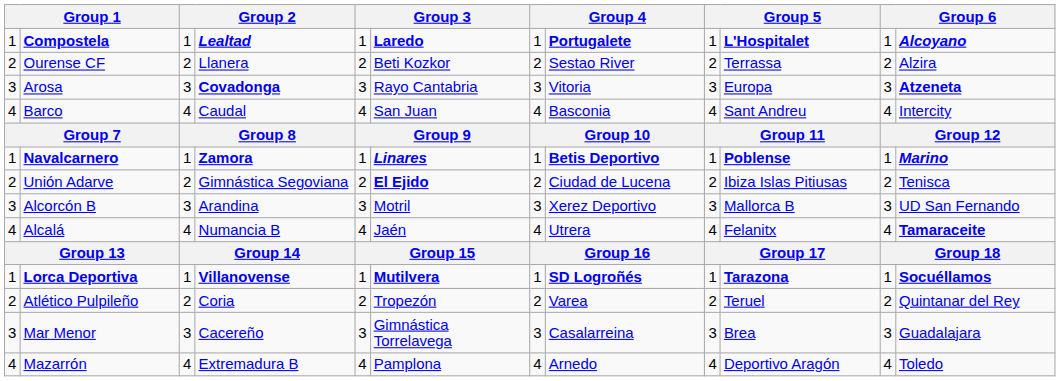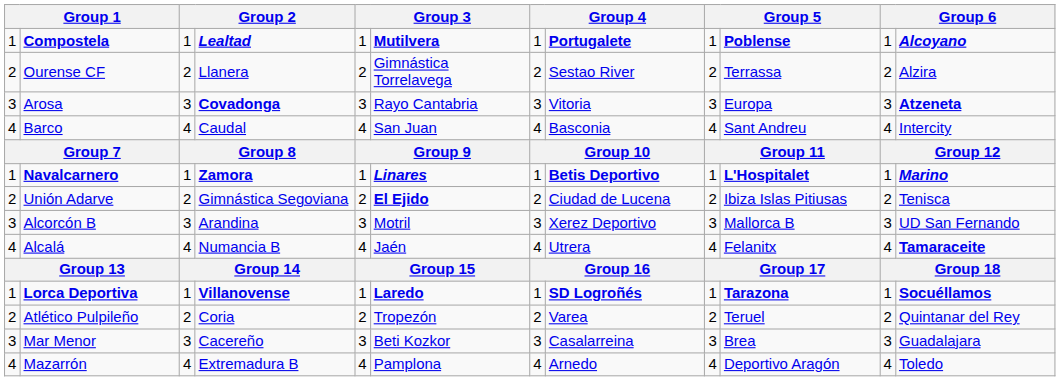(399, 40) Laredo -> (407, 40) Mutilvera
(766, 40) L'Hospitalet -> (757, 40) Poblense
(412, 64) Beti Kozkor -> (413, 72) Gimnástica Torrelavega
(757, 159) Poblense -> (766, 175) L'Hospitalet
(407, 277) Mutilvera -> (399, 294) Laredo
(413, 333) Gimnástica Torrelavega -> (412, 341) Beti Kozkor
